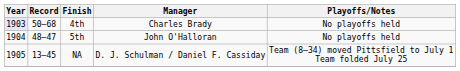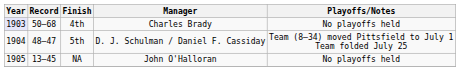(180, 37) John O'Halloran -> (180, 42) D. J. Schulman / Daniel F. Cassiday
(361, 37) No playoffs held -> (361, 42) Team (8–34) moved Pittsfield to July 1 Team folded July 25
(180, 55) D. J. Schulman / Daniel F. Cassiday -> (180, 60) John O'Halloran
(361, 55) Team (8–34) moved Pittsfield to July 1 Team folded July 25 -> (361, 60) No playoffs held
